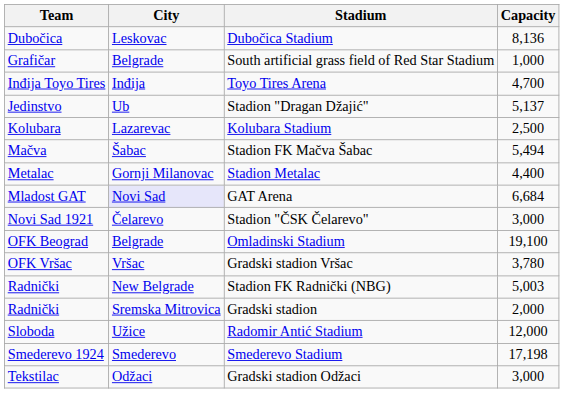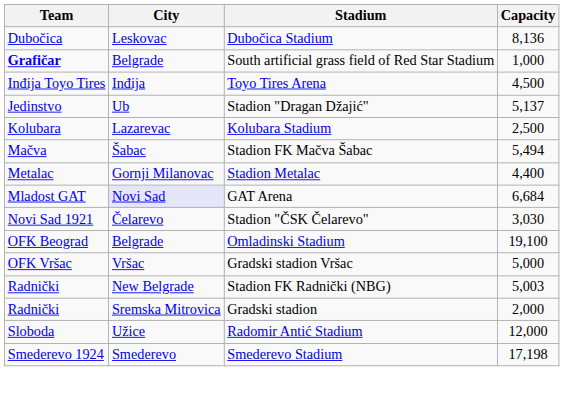(31, 60) normal -> (34, 60) bold
(528, 83) 4,700 -> (528, 83) 4,500
(528, 219) 3,000 -> (528, 219) 3,030
(528, 264) 3,780 -> (528, 264) 5,000
- row: (294, 377)
